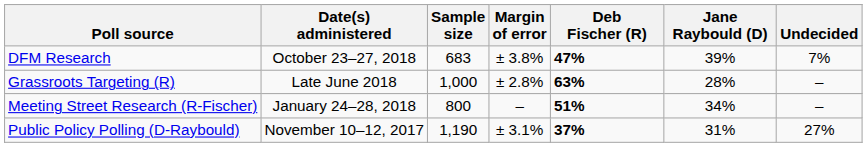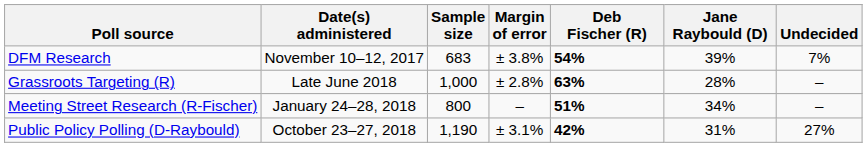(344, 58) October 23–27, 2018 -> (344, 58) November 10–12, 2017
(569, 58) 47% -> (569, 58) 54%
(344, 130) November 10–12, 2017 -> (344, 130) October 23–27, 2018
(569, 130) 37% -> (569, 130) 42%
